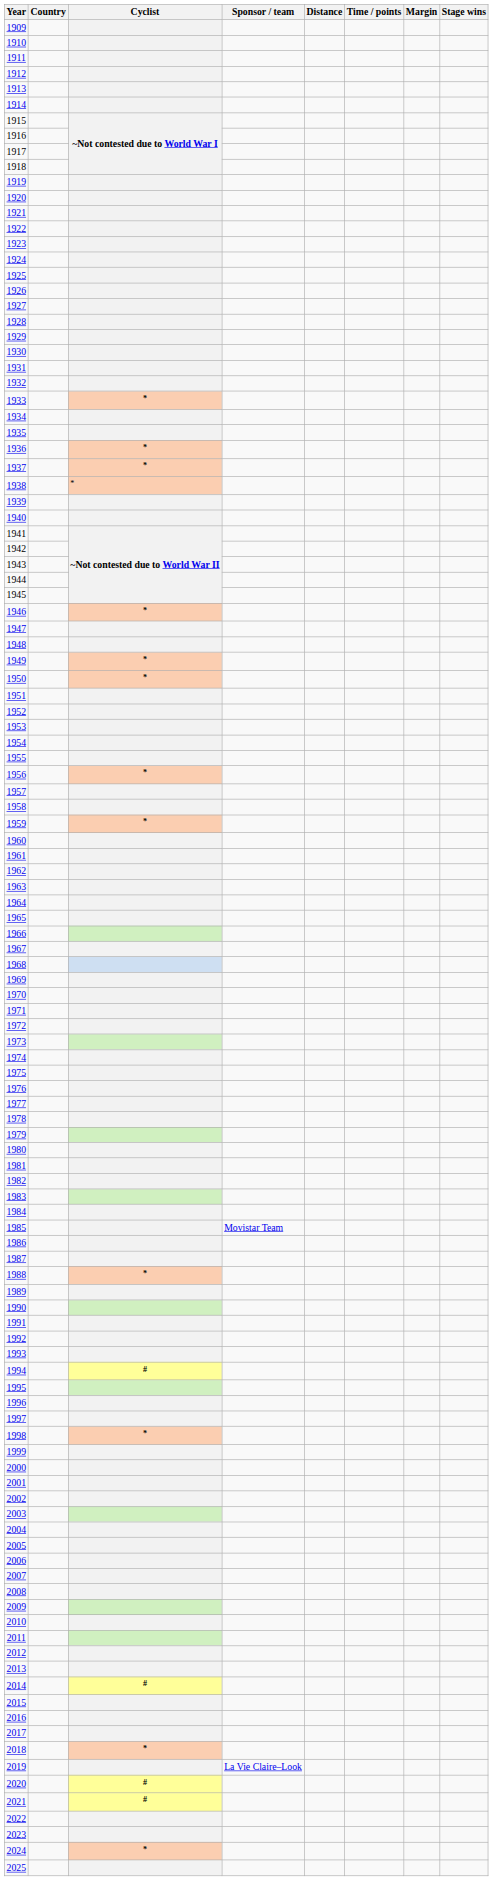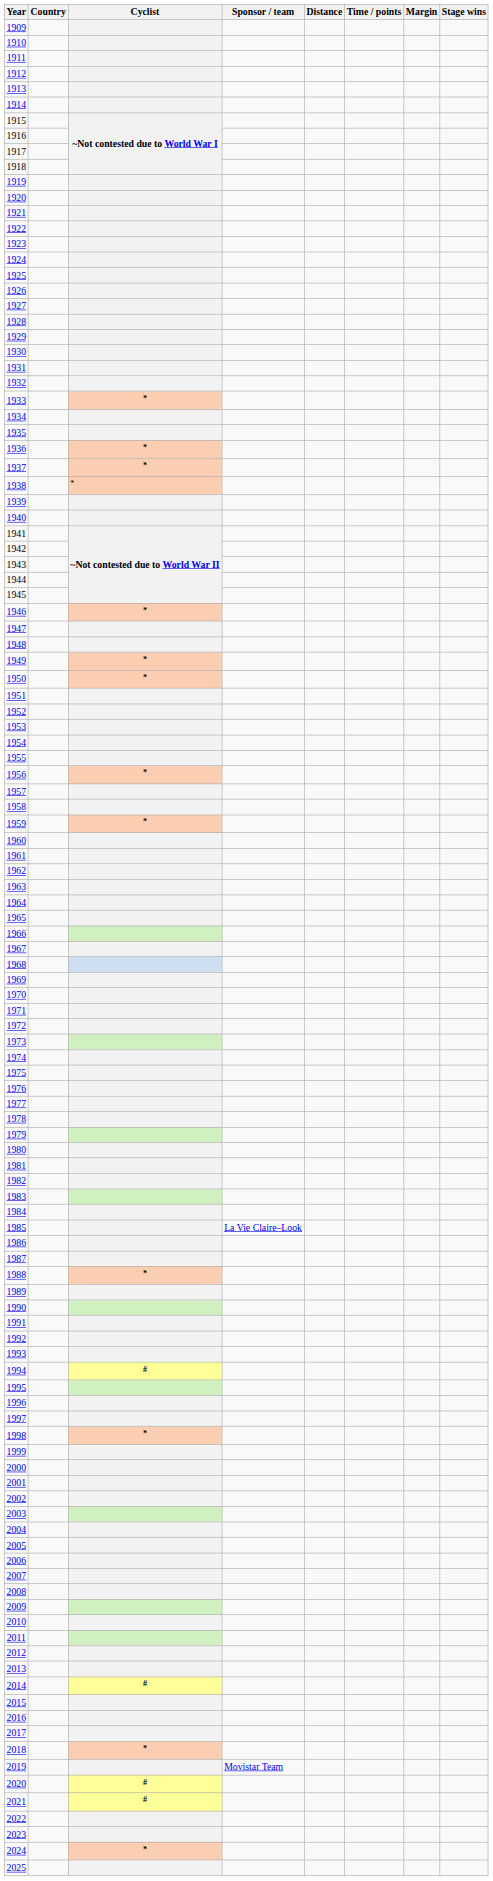(254, 1227) Movistar Team -> (263, 1227) La Vie Claire–Look
(263, 1767) La Vie Claire–Look -> (254, 1767) Movistar Team
